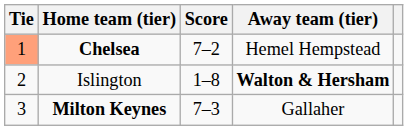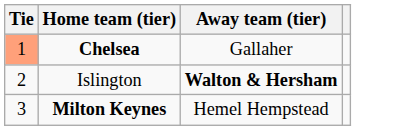- column: (206, 19)
(313, 49) Hemel Hempstead -> (261, 49) Gallaher
(313, 109) Gallaher -> (261, 109) Hemel Hempstead
